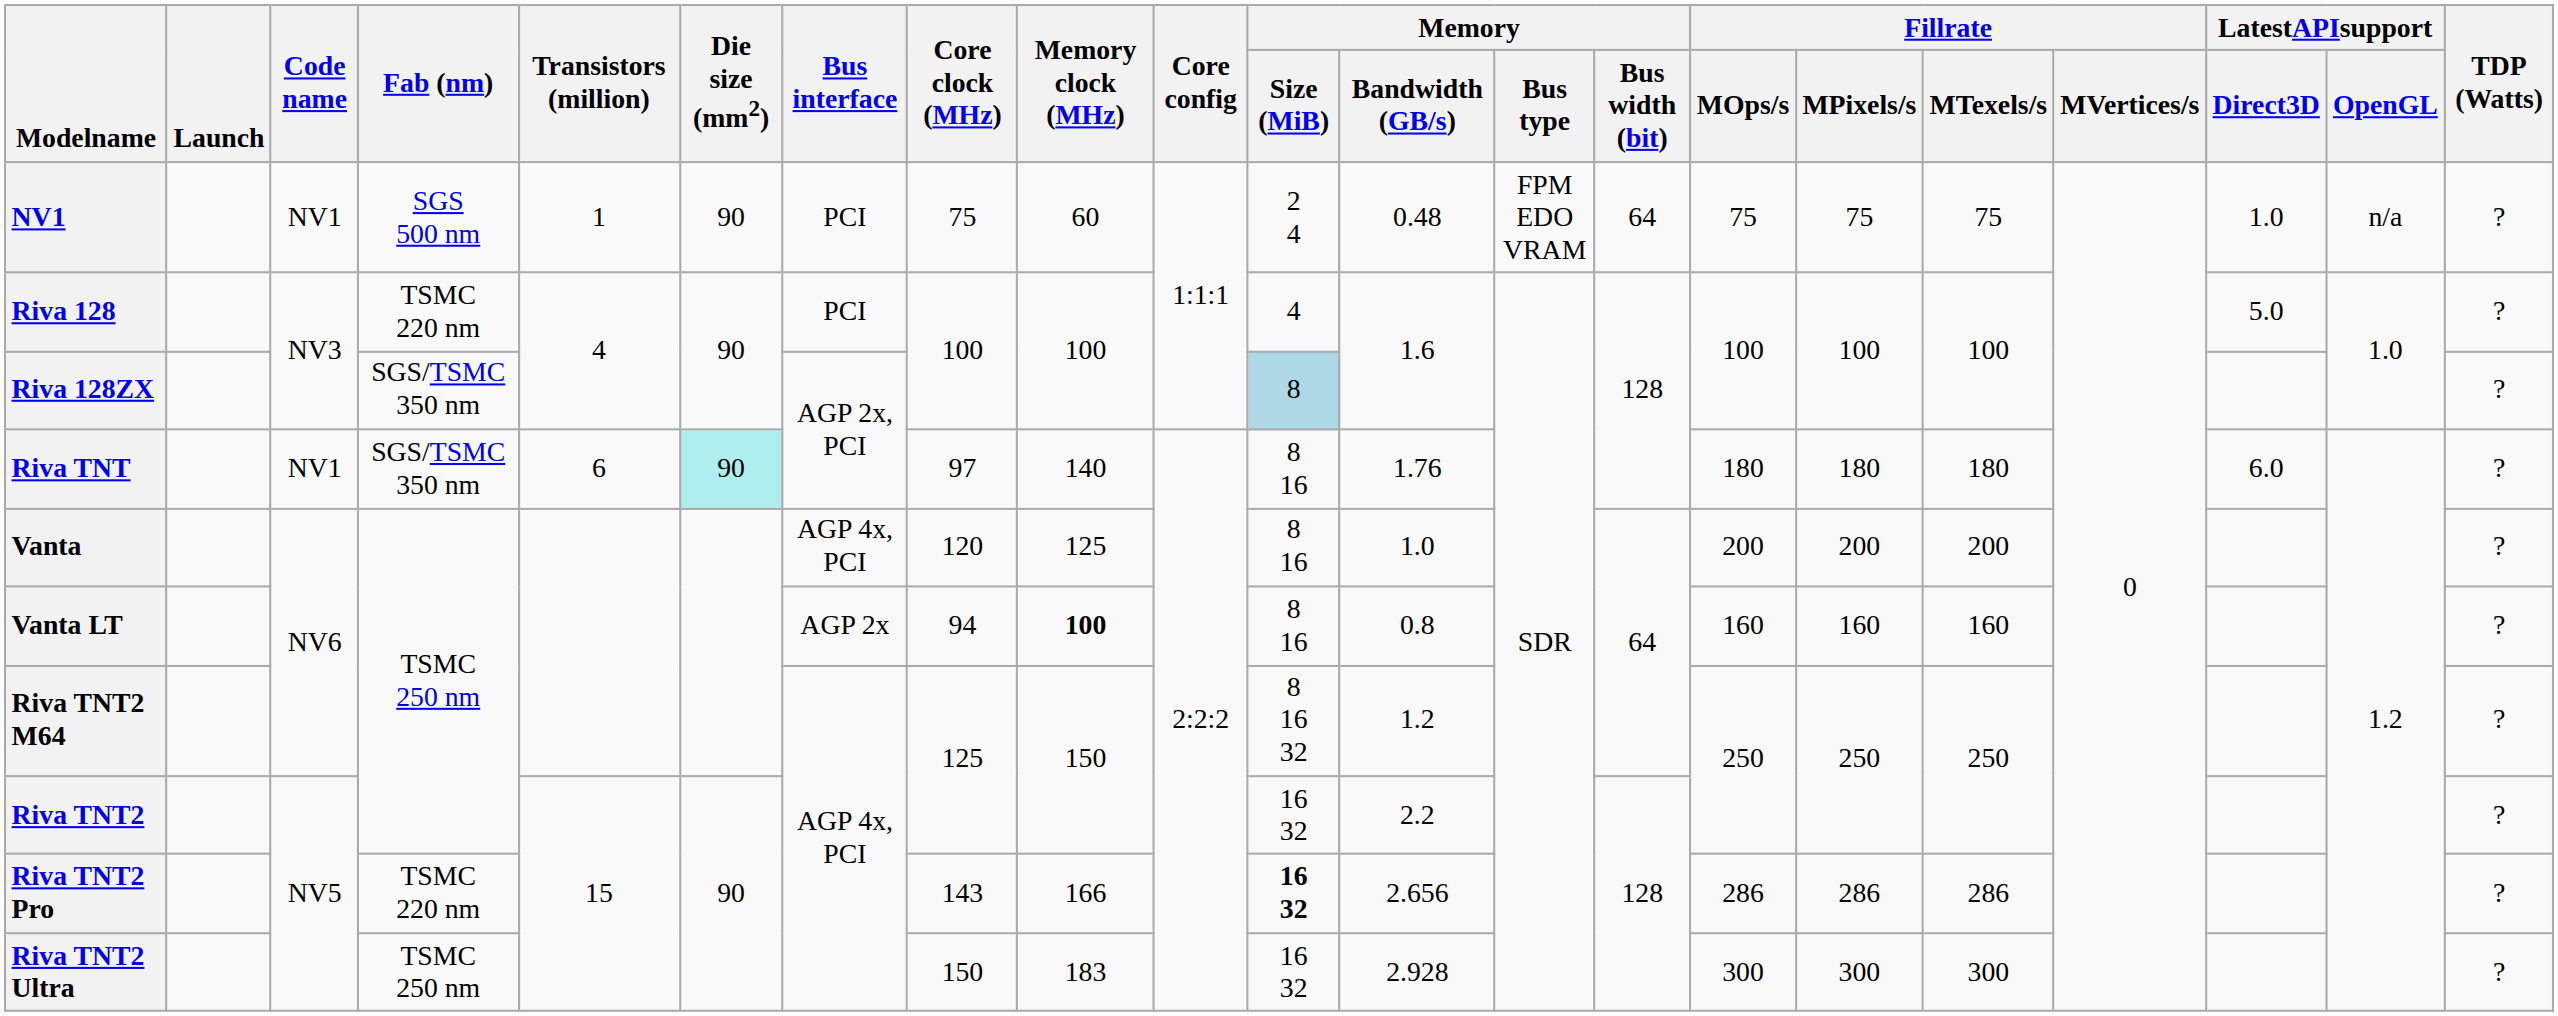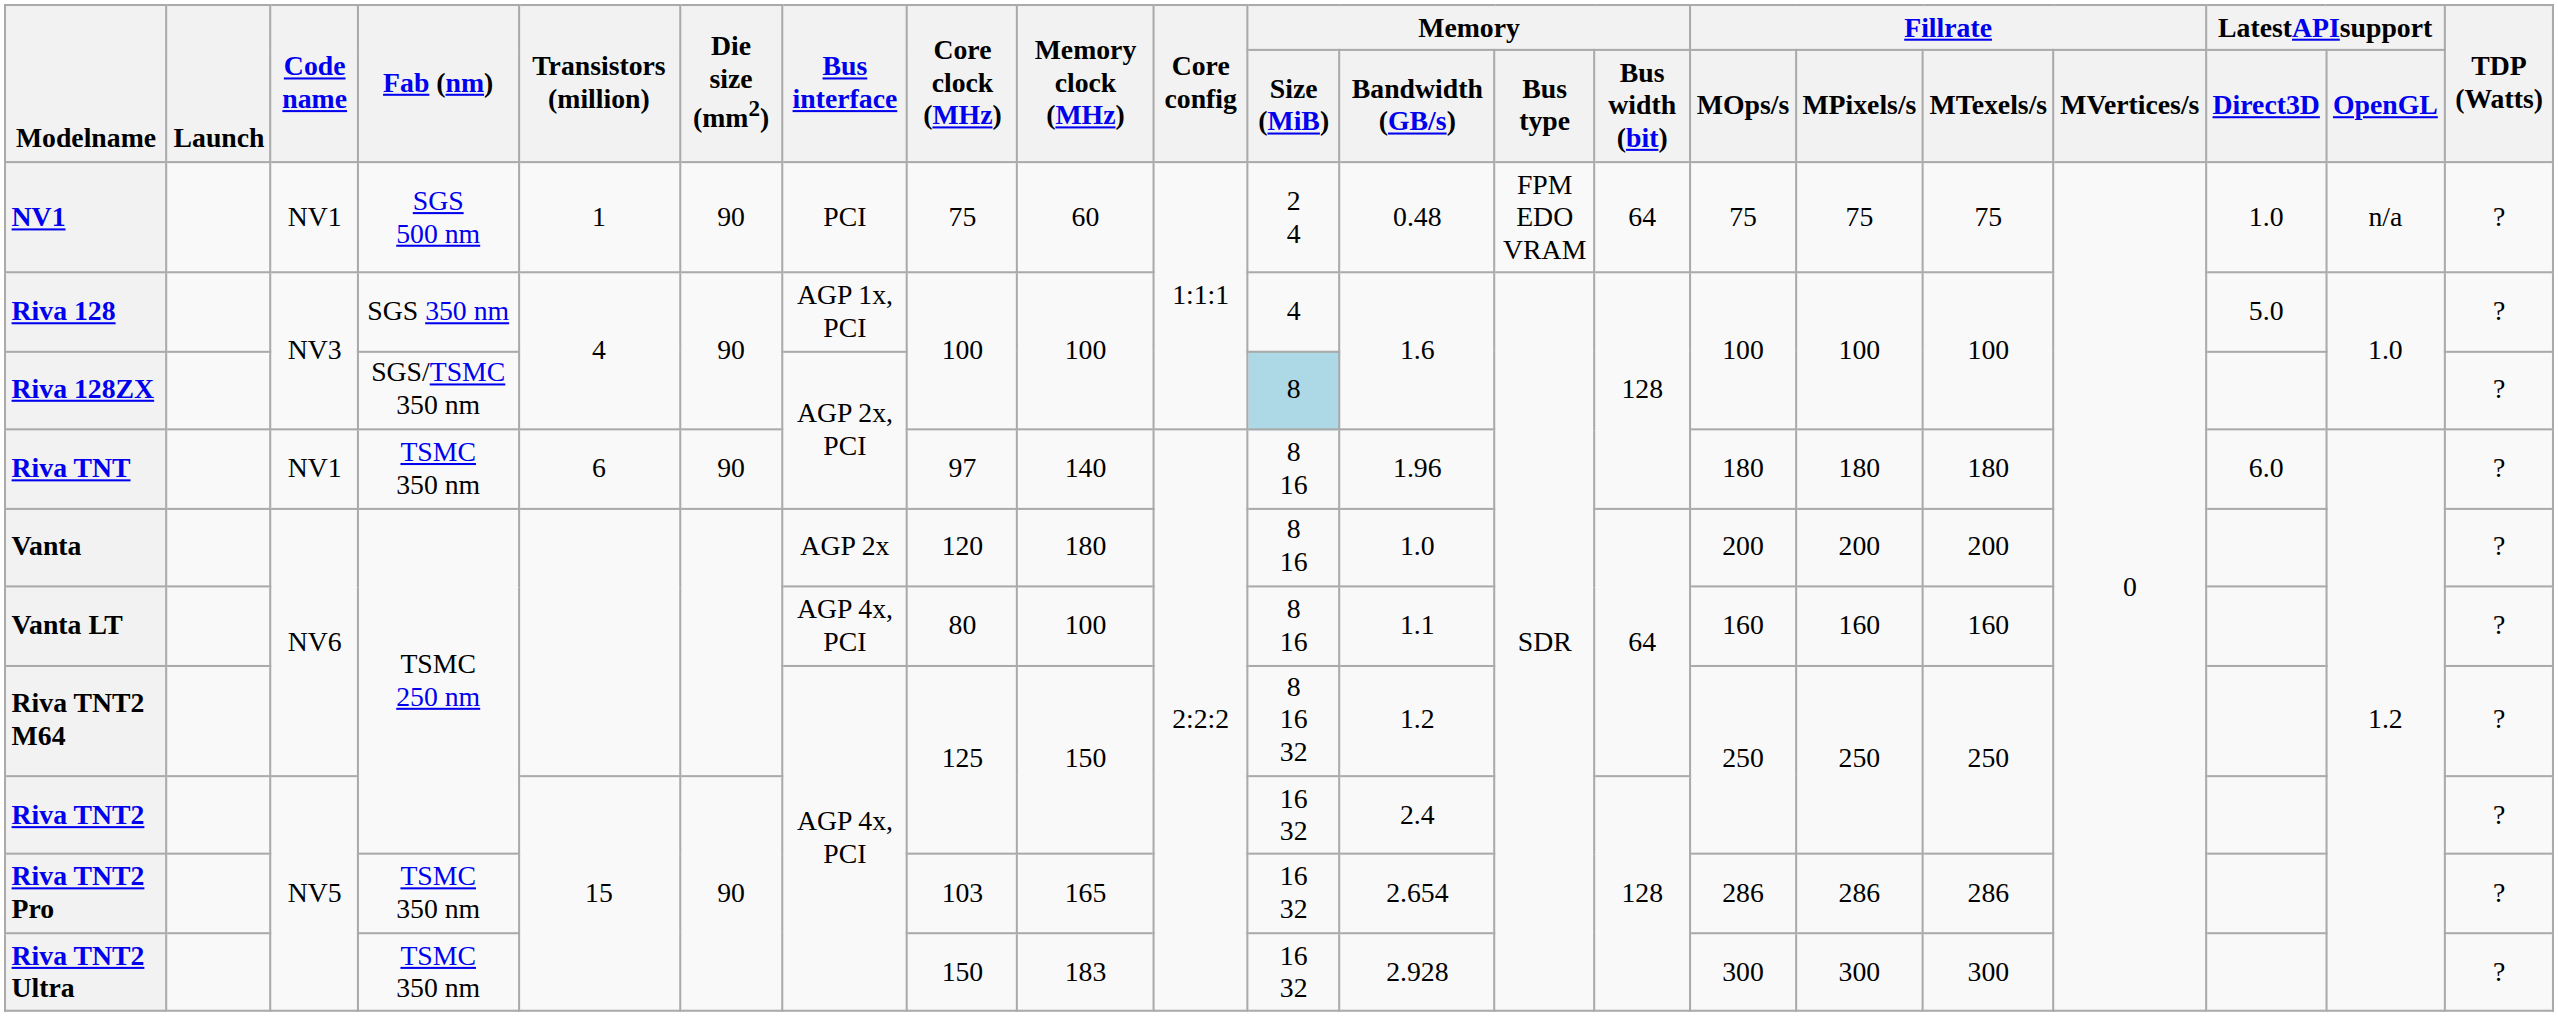(438, 311) TSMC 220 nm -> (438, 311) SGS 350 nm
(845, 311) PCI -> (845, 311) AGP 1x, PCI
(438, 468) SGS/TSMC 350 nm -> (438, 468) TSMC 350 nm
(731, 468) paleturquoise background -> (731, 468) no background
(1417, 468) 1.76 -> (1417, 468) 1.96
(845, 546) AGP 4x, PCI -> (845, 546) AGP 2x
(1085, 546) 125 -> (1085, 546) 180
(845, 624) AGP 2x -> (845, 624) AGP 4x, PCI
(962, 624) 94 -> (962, 624) 80
(1085, 624) bold -> (1085, 624) normal
(1417, 624) 0.8 -> (1417, 624) 1.1
(1417, 814) 2.2 -> (1417, 814) 2.4
(438, 892) TSMC 220 nm -> (438, 892) TSMC 350 nm
(962, 892) 143 -> (962, 892) 103
(1085, 892) 166 -> (1085, 892) 165
(1294, 892) bold -> (1294, 892) normal
(1417, 892) 2.656 -> (1417, 892) 2.654
(438, 971) TSMC 250 nm -> (438, 971) TSMC 350 nm
